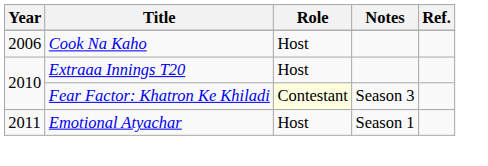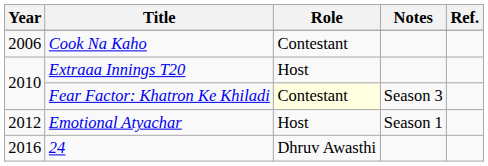(293, 43) Host -> (313, 43) Contestant
(24, 122) 2011 -> (25, 122) 2012
+ row: (57, 148)
